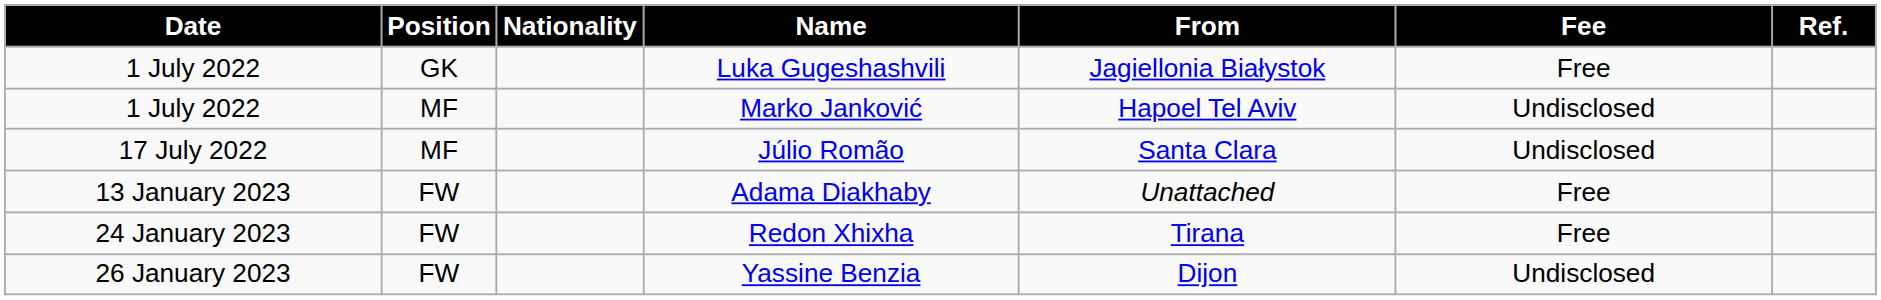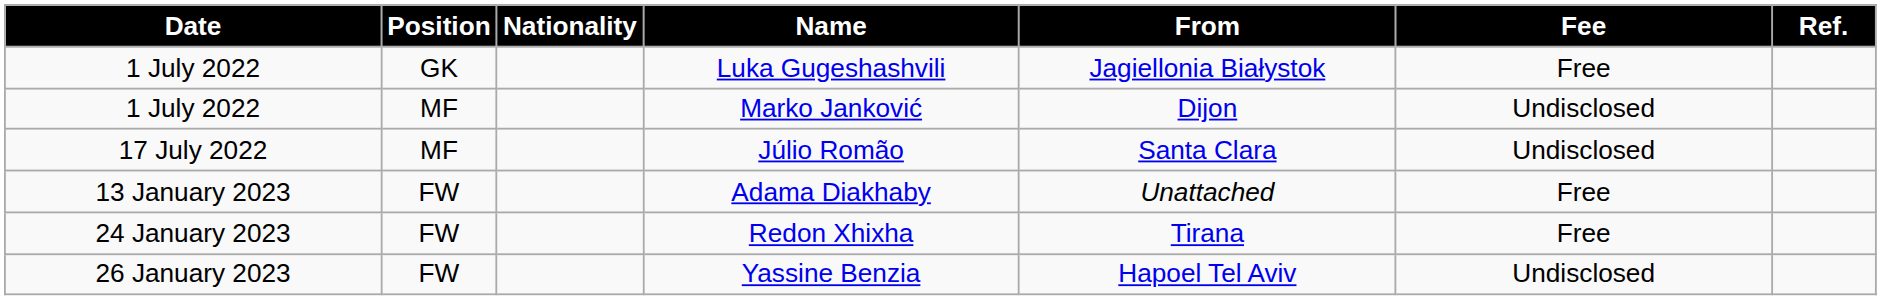(1207, 109) Hapoel Tel Aviv -> (1207, 109) Dijon
(1207, 274) Dijon -> (1207, 274) Hapoel Tel Aviv
